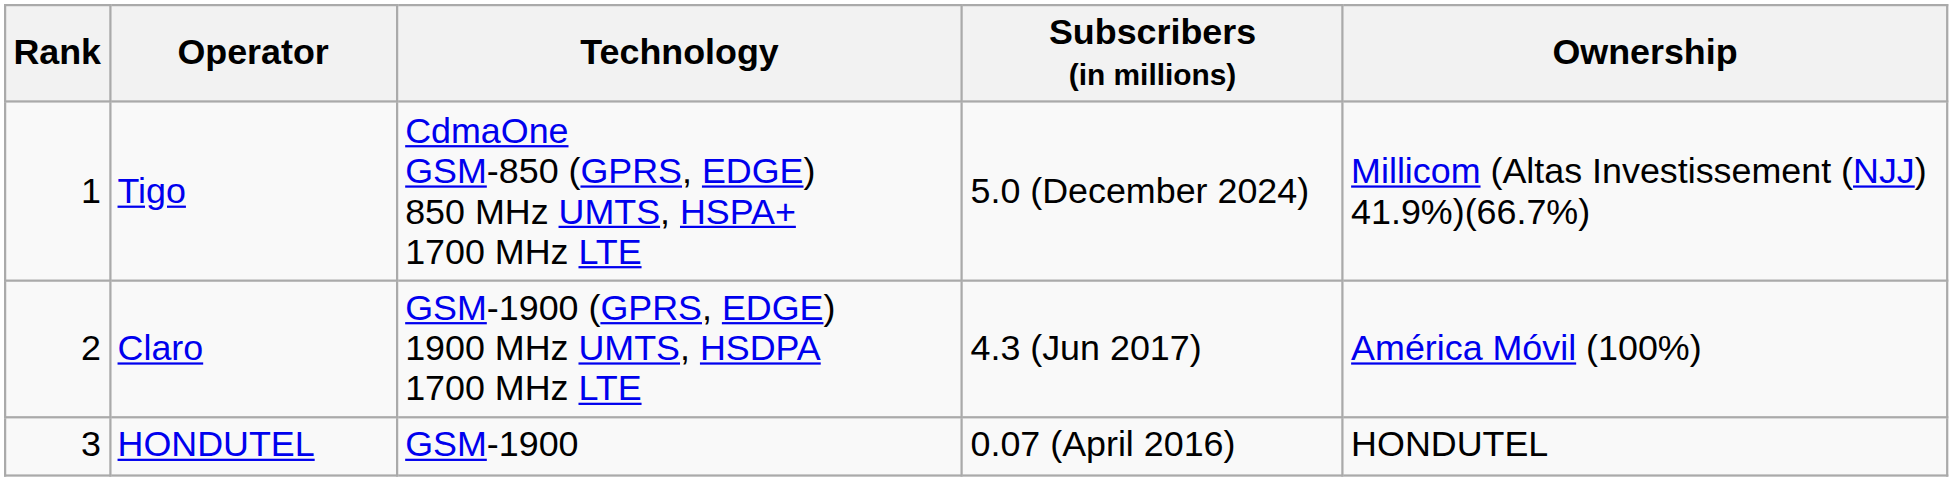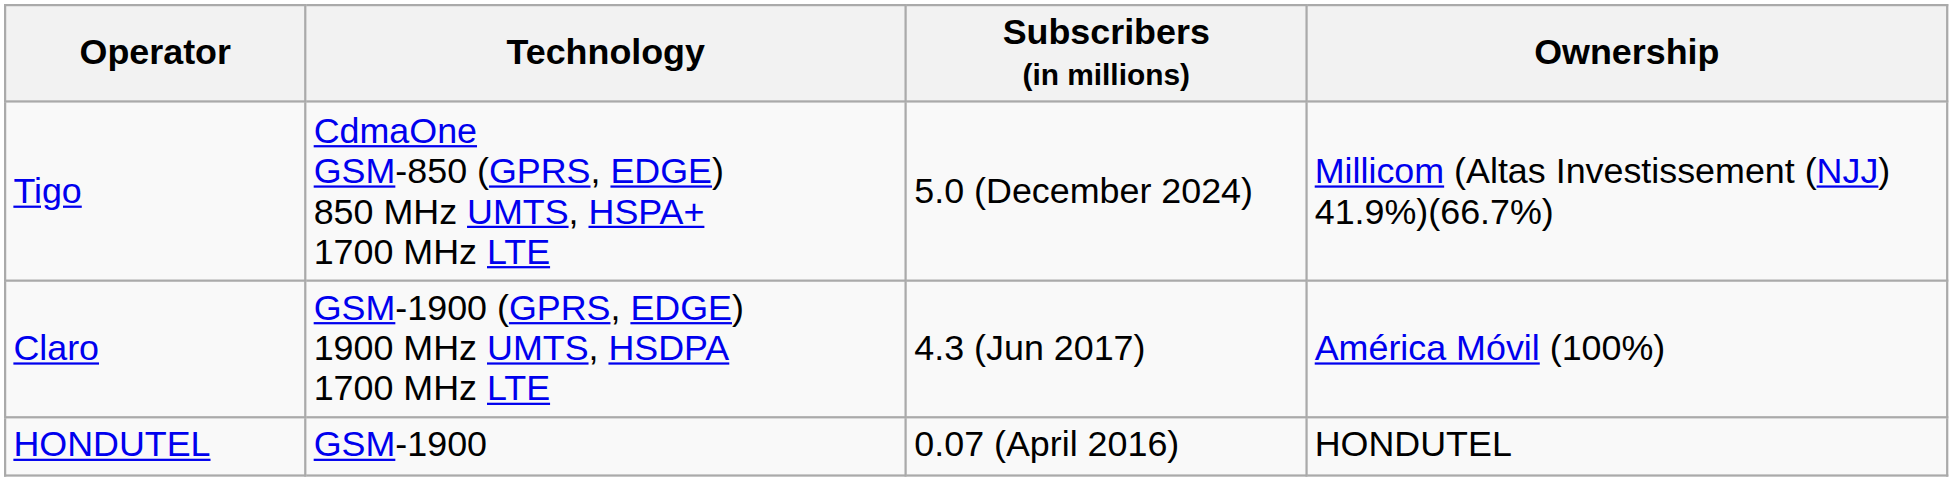- column: (57, 53)
